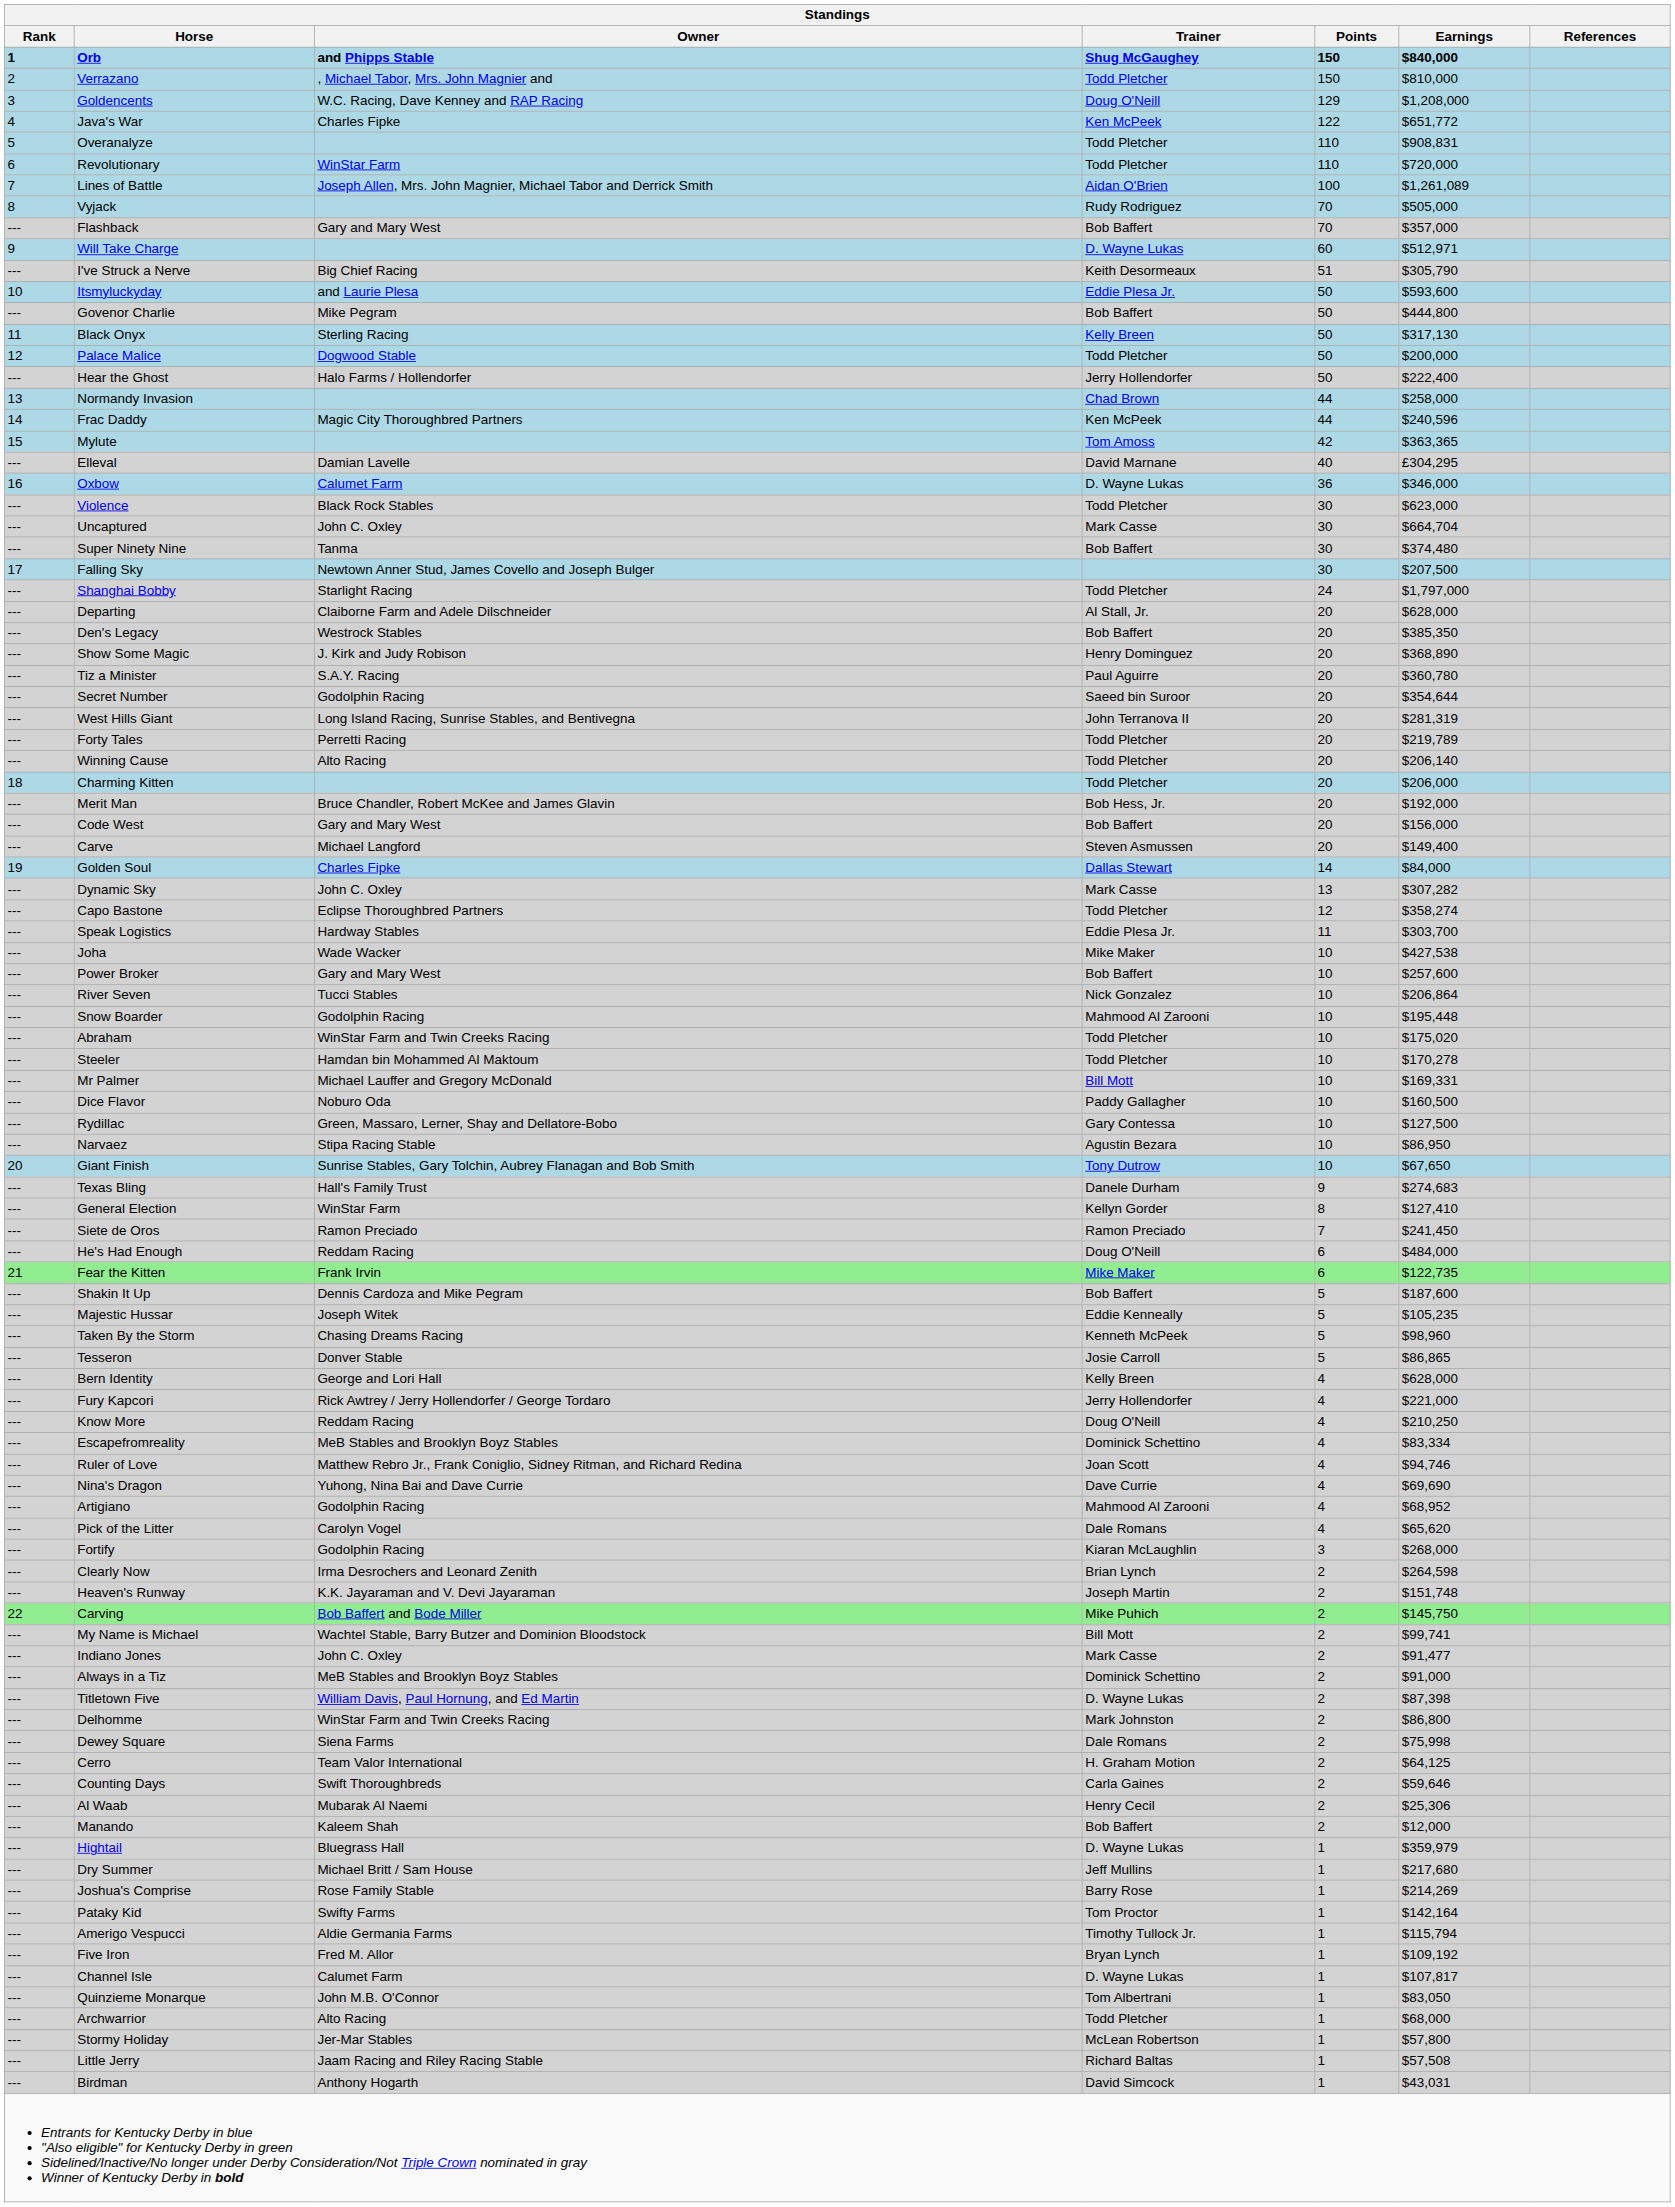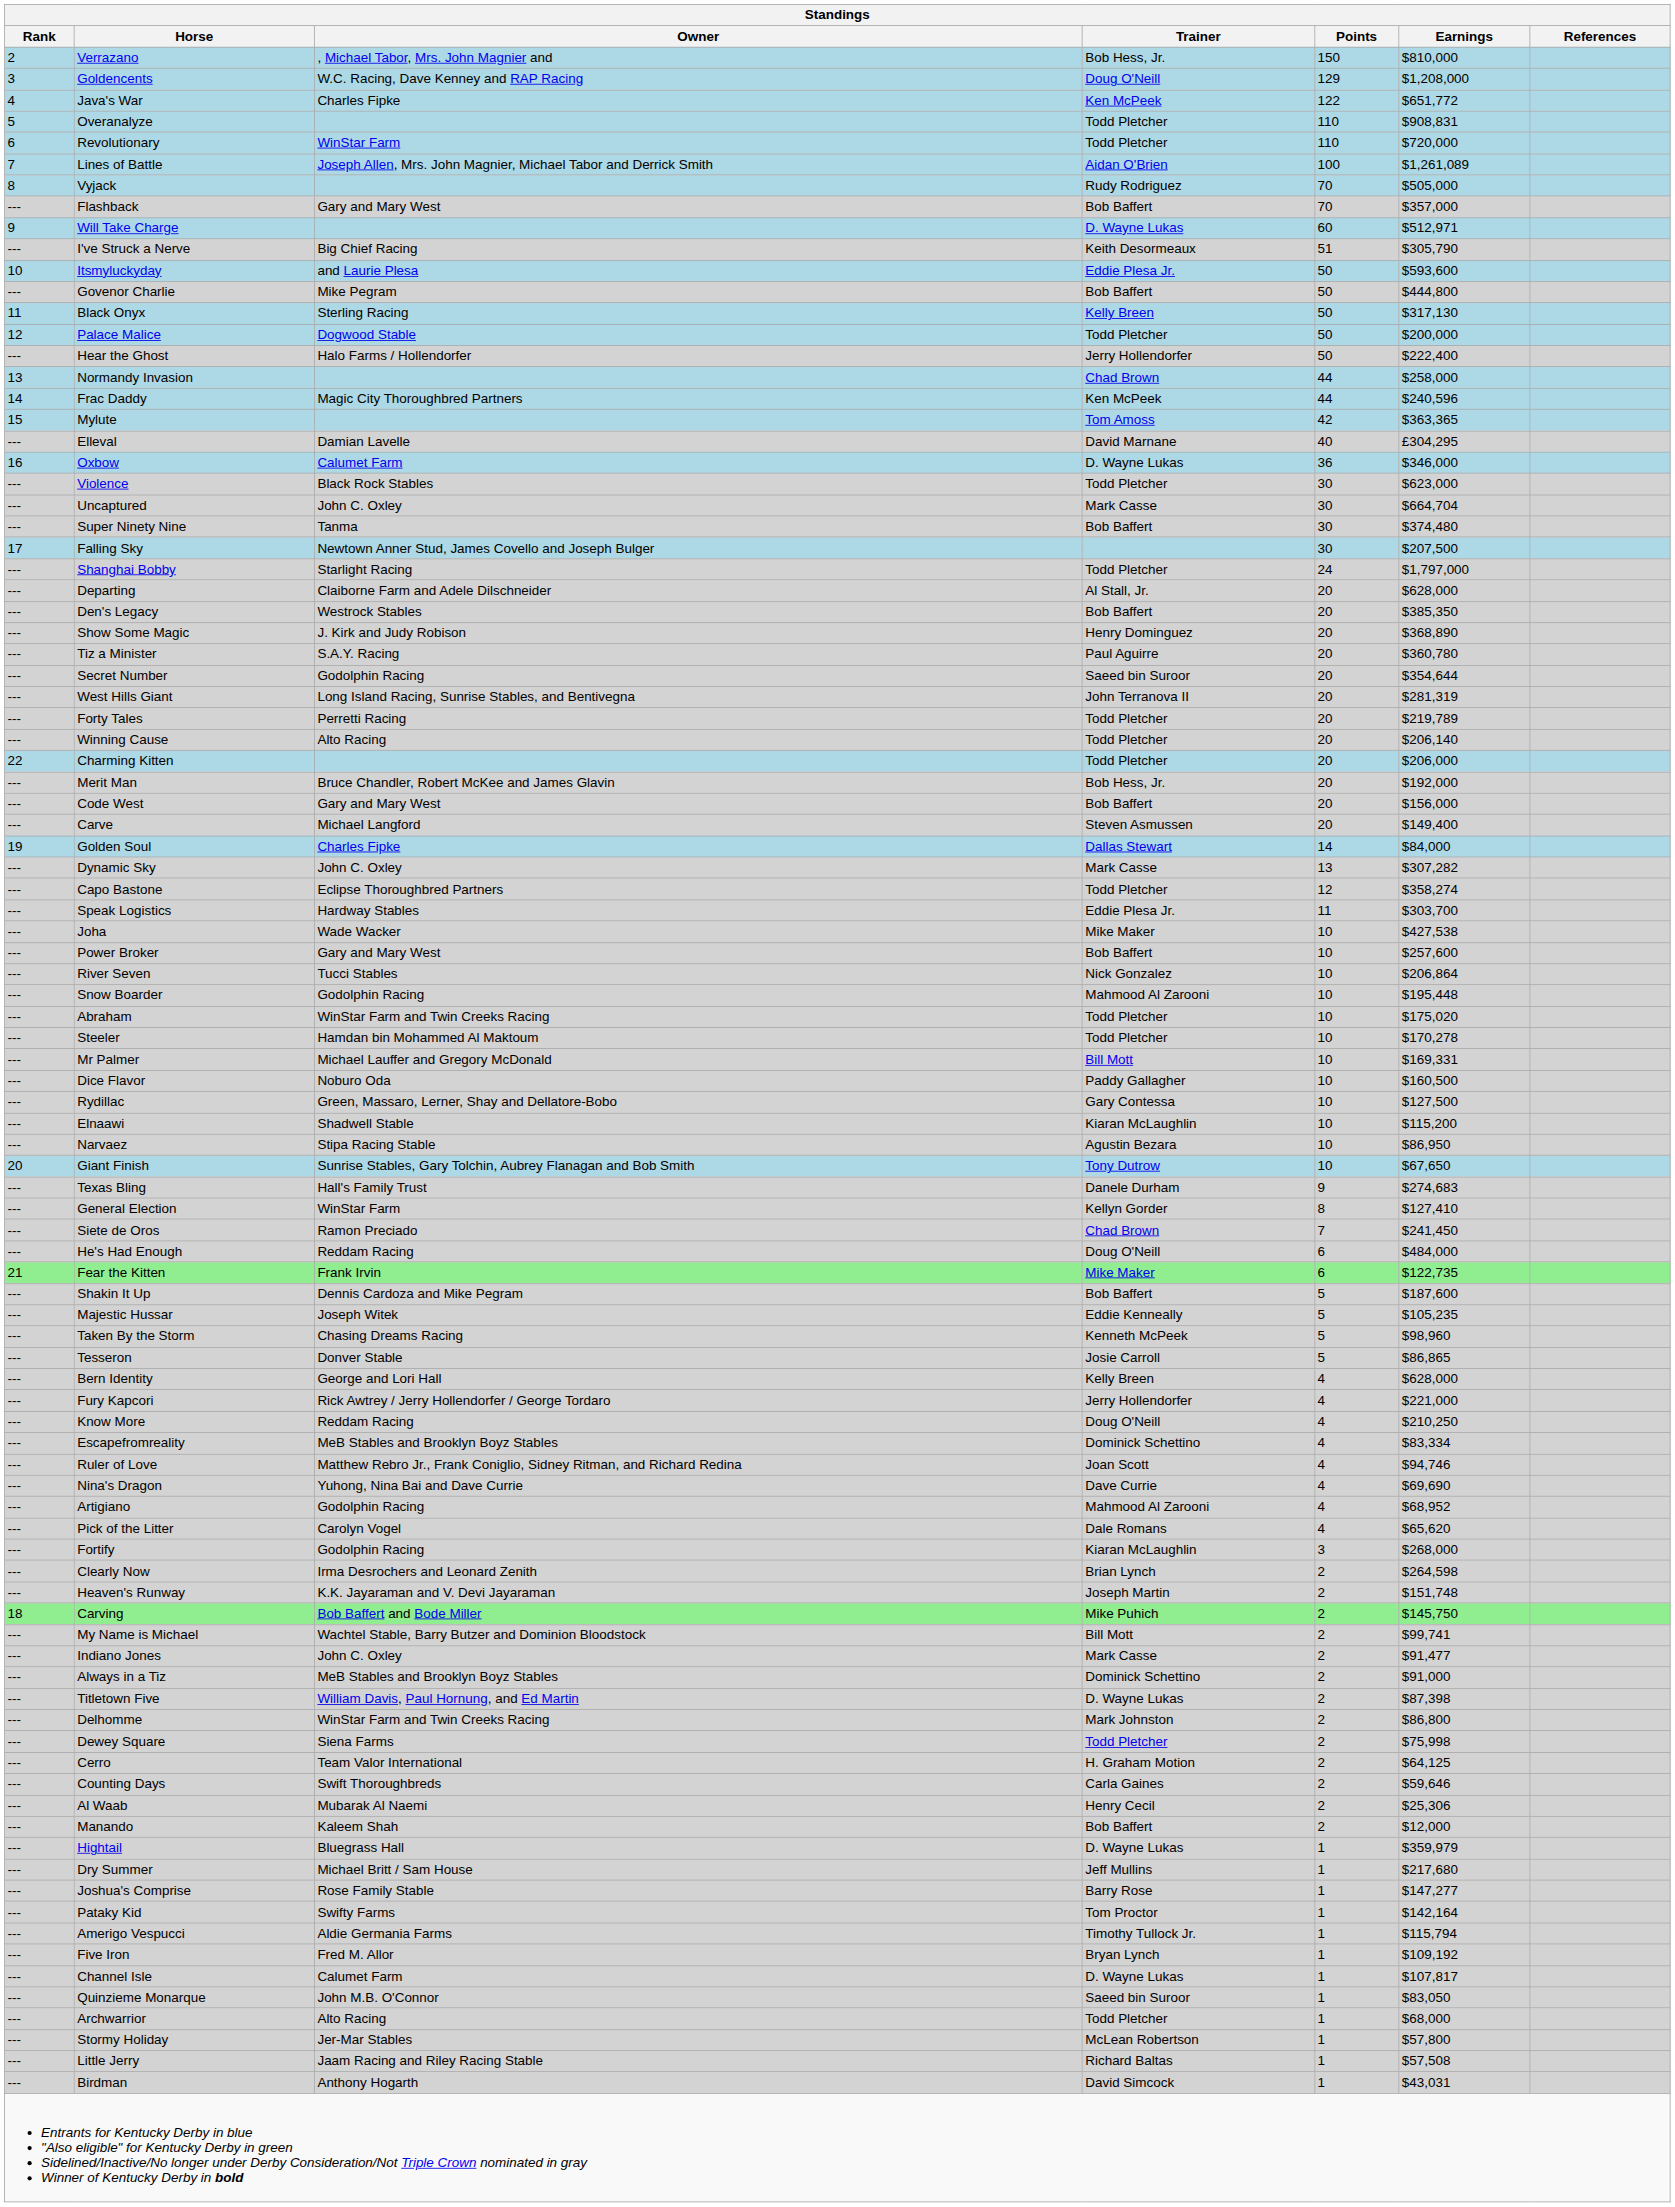- row: (89, 57)
(1126, 79) Todd Pletcher -> (1125, 57) Bob Hess, Jr.
(15, 782) 18 -> (15, 761) 22
+ row: (101, 1123)
(1135, 1230) Ramon Preciado -> (1122, 1230) Chad Brown
(15, 1613) 22 -> (15, 1613) 18
(1126, 1741) Dale Romans -> (1126, 1741) Todd Pletcher
(1430, 1890) $214,269 -> (1430, 1890) $147,277
(1128, 1997) Tom Albertrani -> (1138, 1997) Saeed bin Suroor
